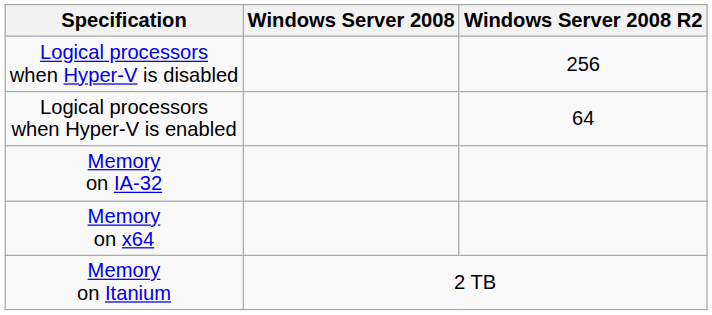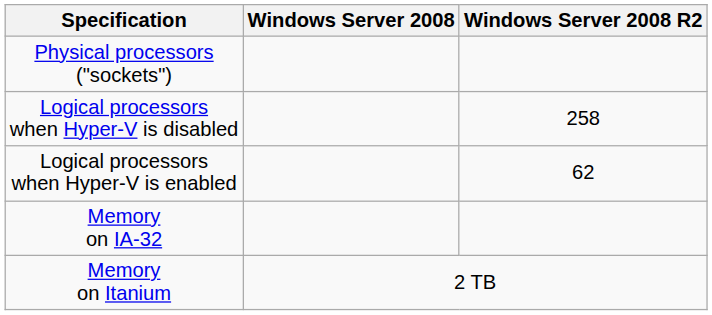+ row: (124, 63)
(583, 63) 256 -> (583, 118) 258
(583, 118) 64 -> (583, 173) 62
- row: (124, 227)
